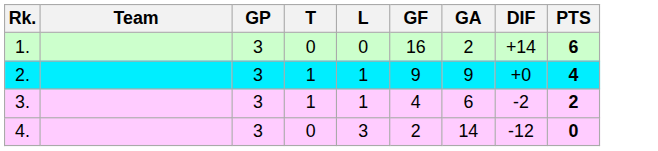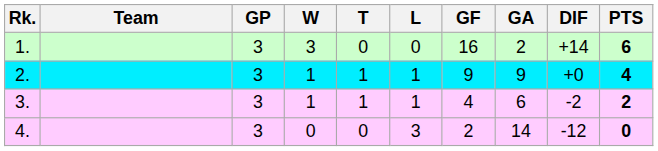+ column: (311, 18)
